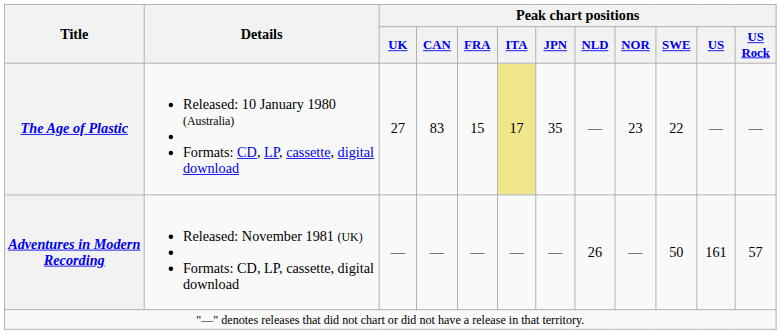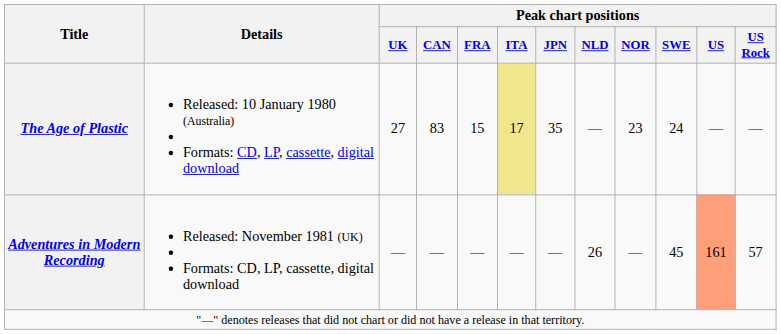(676, 128) 22 -> (676, 128) 24
(676, 252) 50 -> (676, 252) 45
(716, 252) no background -> (716, 252) lightsalmon background
